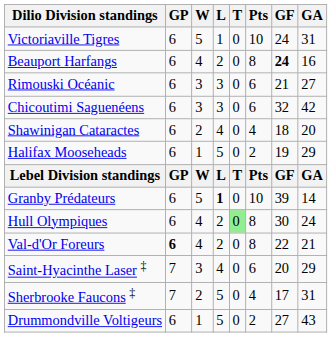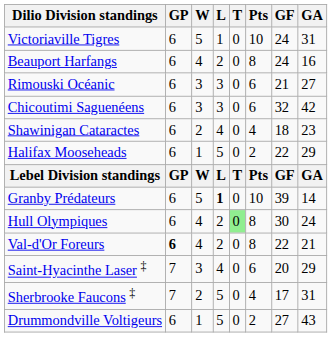(282, 61) bold -> (282, 61) normal
(308, 130) 20 -> (308, 130) 23
(282, 152) 19 -> (282, 152) 22
